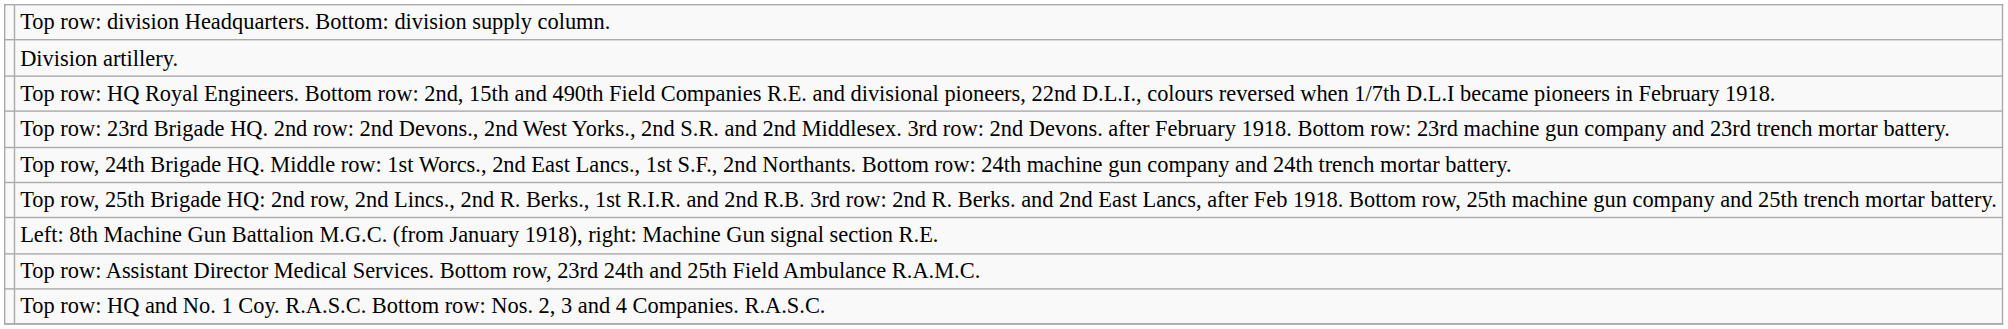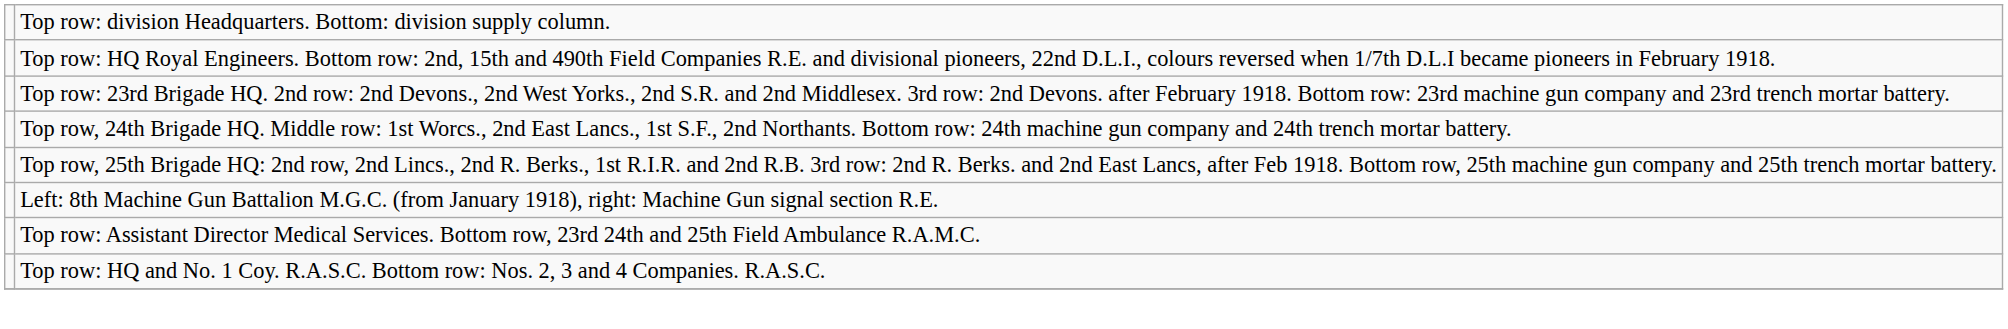- row: (99, 57)
